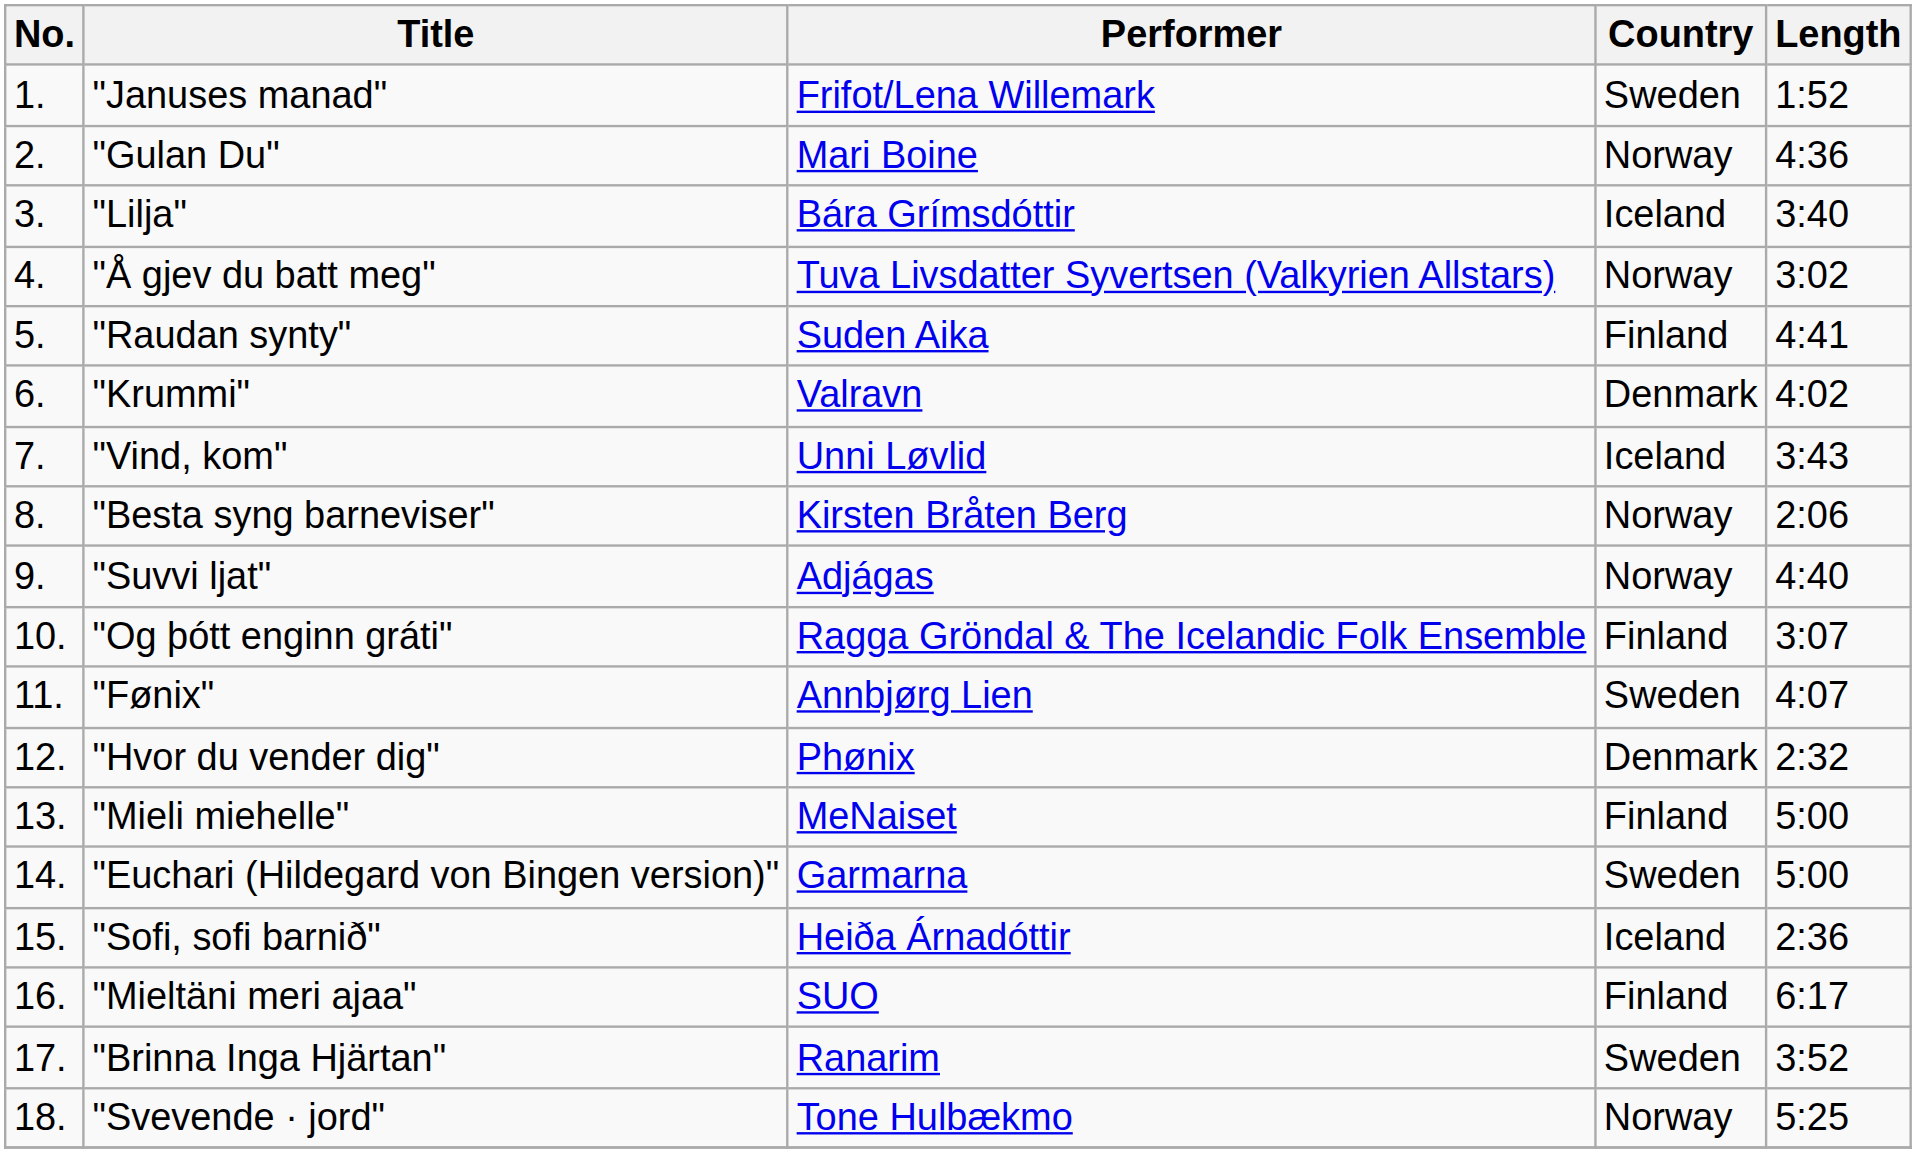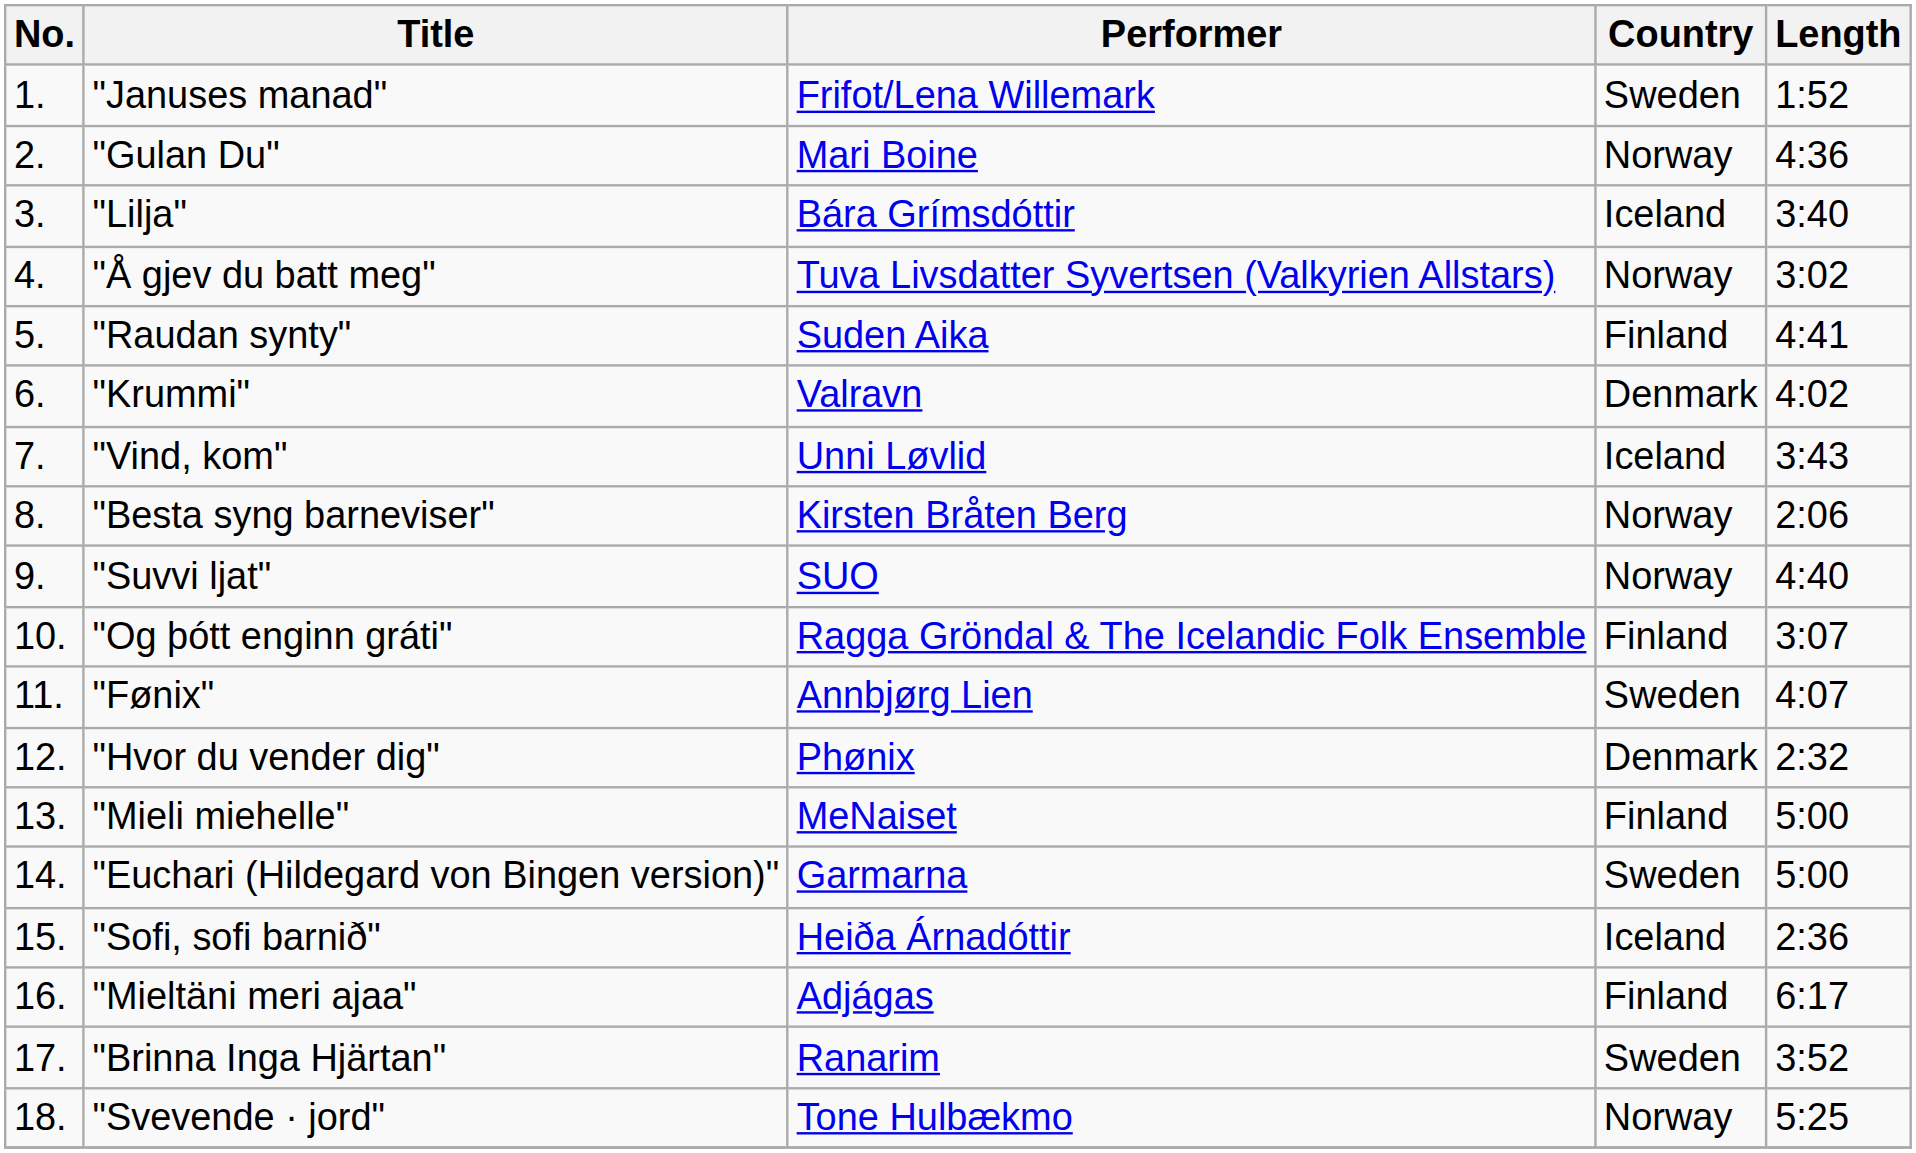(865, 575) Adjágas -> (838, 575) SUO
(838, 996) SUO -> (865, 996) Adjágas
